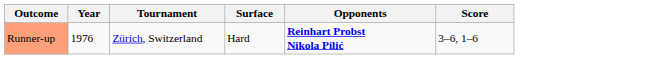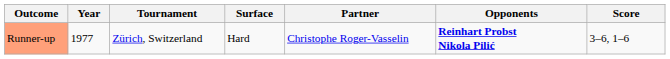+ column: (360, 13)
(82, 38) 1976 -> (82, 38) 1977
